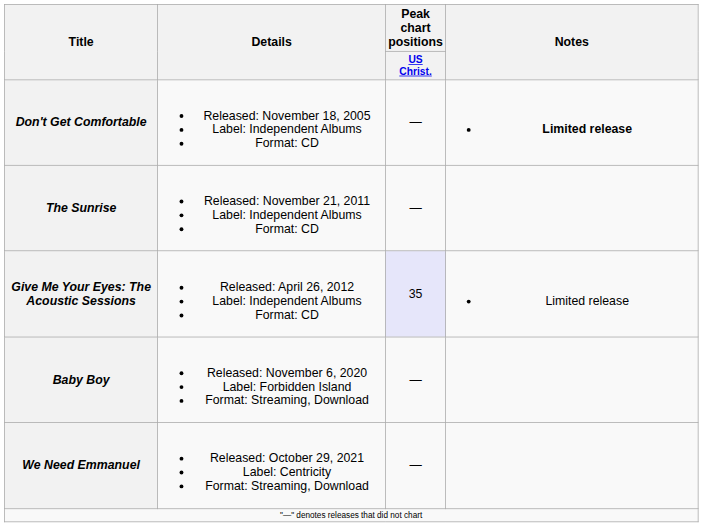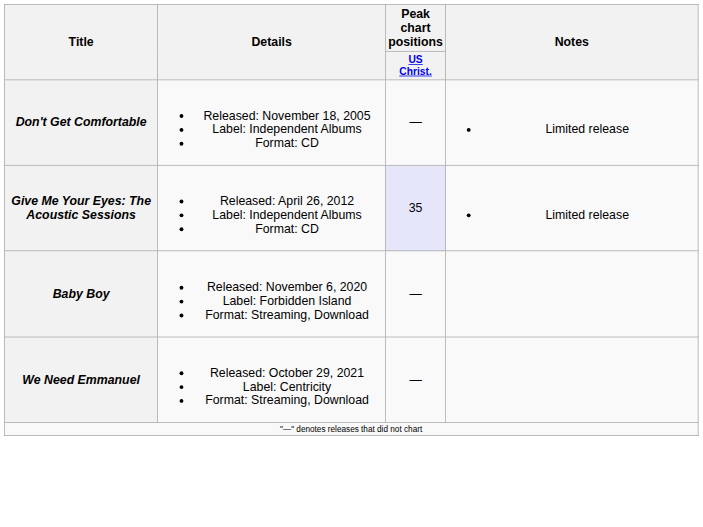(572, 129) bold -> (572, 129) normal
- row: (81, 208)
